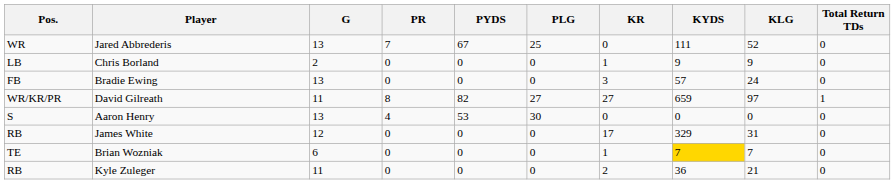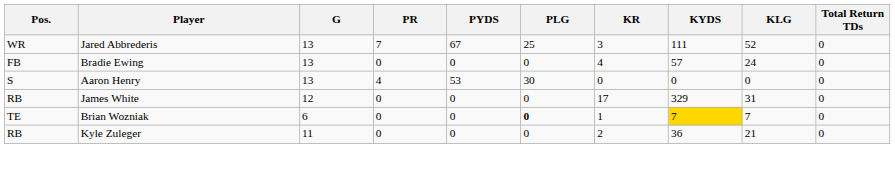(605, 44) 0 -> (600, 44) 3
- row: (127, 62)
(605, 80) 3 -> (600, 62) 4
- row: (129, 98)
(533, 152) normal -> (526, 116) bold
